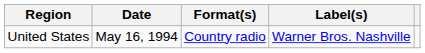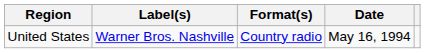columns swapped: (137, 15) <-> (341, 15)
